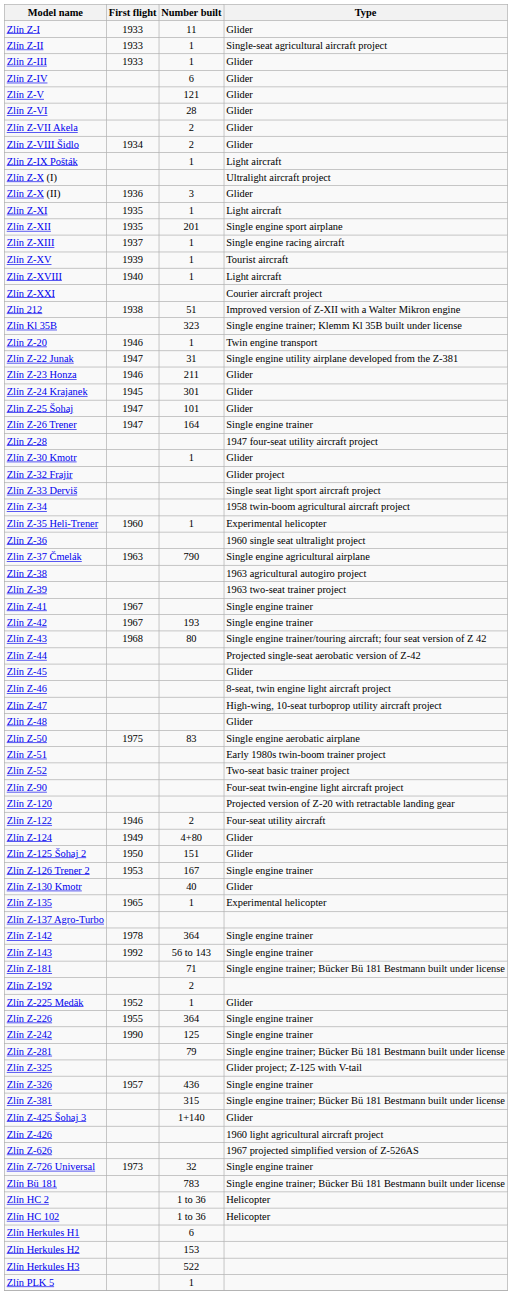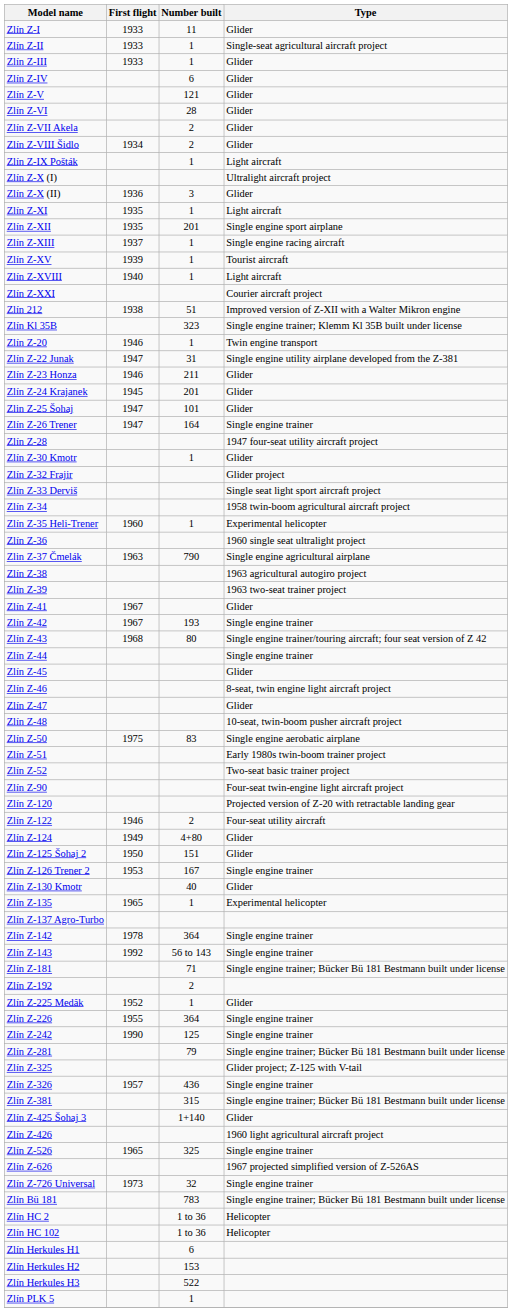(191, 392) 301 -> (191, 392) 201
(270, 606) Single engine trainer -> (240, 606) Glider
(323, 656) Projected single-seat aerobatic version of Z-42 -> (270, 656) Single engine trainer
(334, 705) High-wing, 10-seat turboprop utility aircraft project -> (240, 705) Glider
(240, 721) Glider -> (314, 721) 10-seat, twin-boom pusher aircraft project
+ row: (29, 1150)
